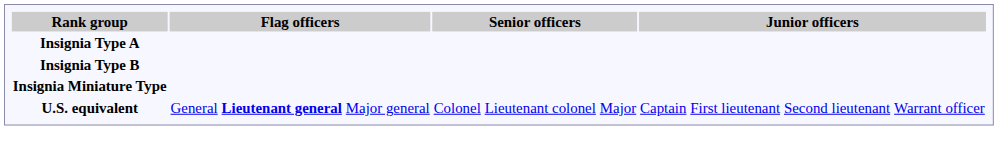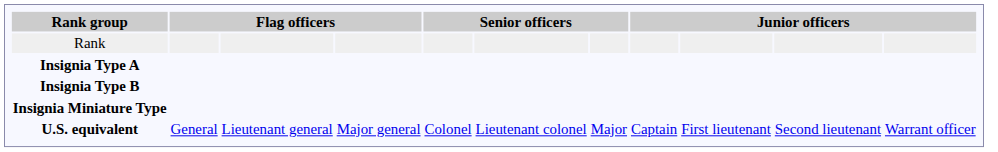+ row: (90, 43)
(282, 107) bold -> (277, 129) normal
